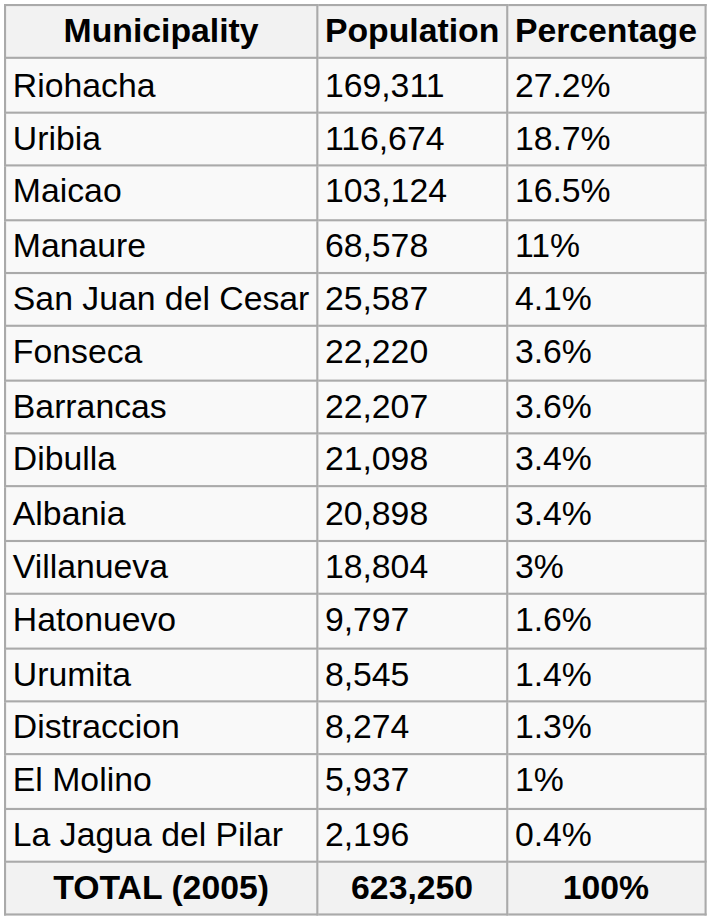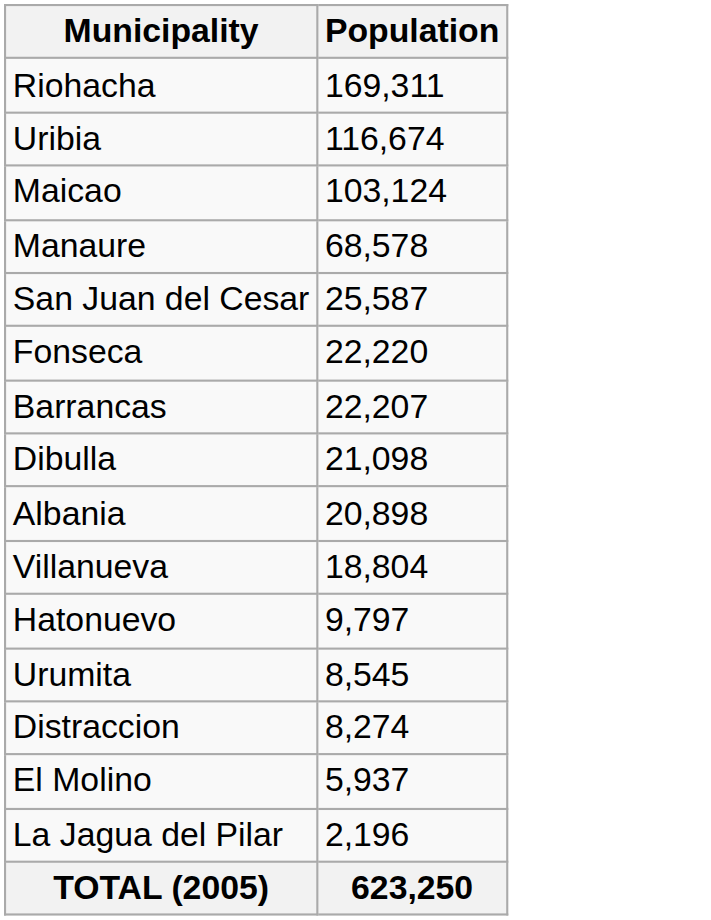- column: (606, 31)
